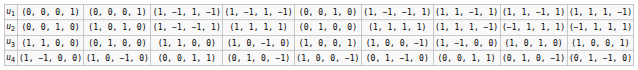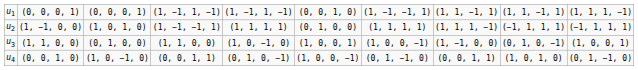(51, 27) (0, 0, 1, 0) -> (51, 27) (1, −1, 0, 0)
(534, 43) (1, 0, 1, 0) -> (534, 43) (0, 1, 0, −1)
(51, 58) (1, −1, 0, 0) -> (51, 58) (0, 0, 1, 0)
(534, 58) (0, 1, 0, −1) -> (534, 58) (1, 0, 1, 0)
